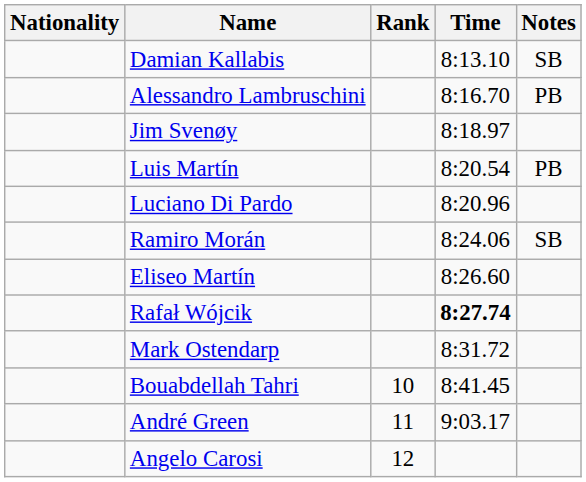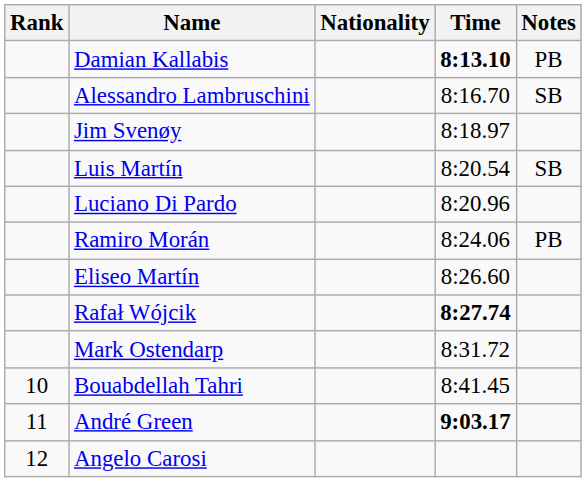columns swapped: (403, 22) <-> (65, 22)
(475, 58) normal -> (475, 58) bold
(549, 58) SB -> (549, 58) PB
(549, 95) PB -> (549, 95) SB
(549, 167) PB -> (549, 167) SB
(549, 240) SB -> (549, 240) PB
(475, 421) normal -> (475, 421) bold
